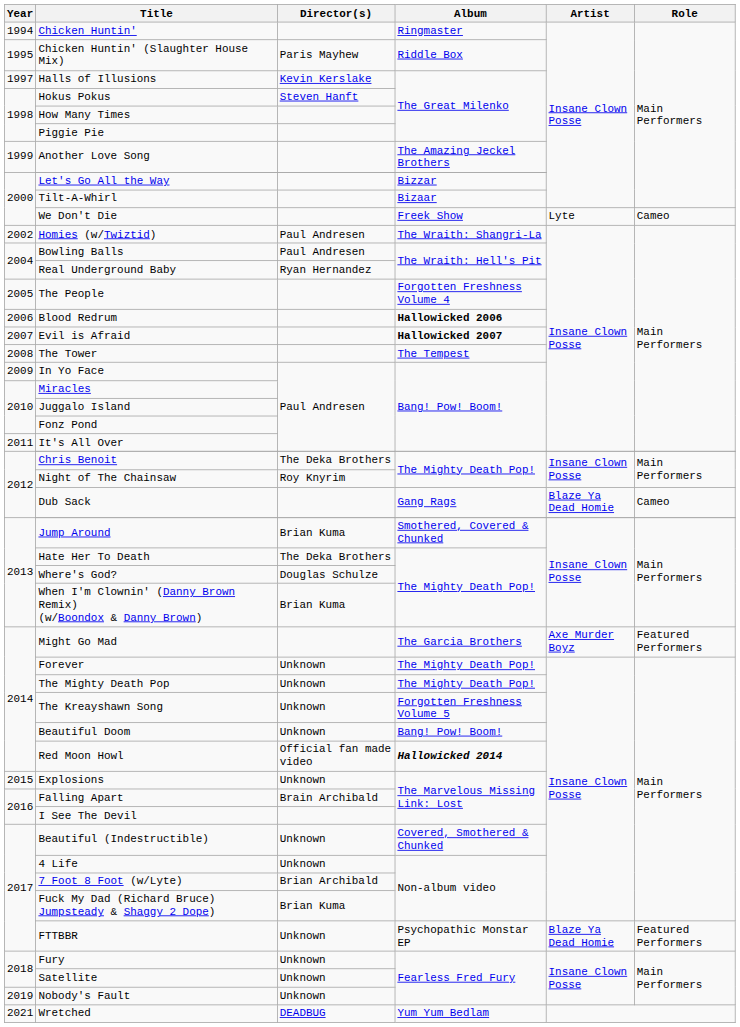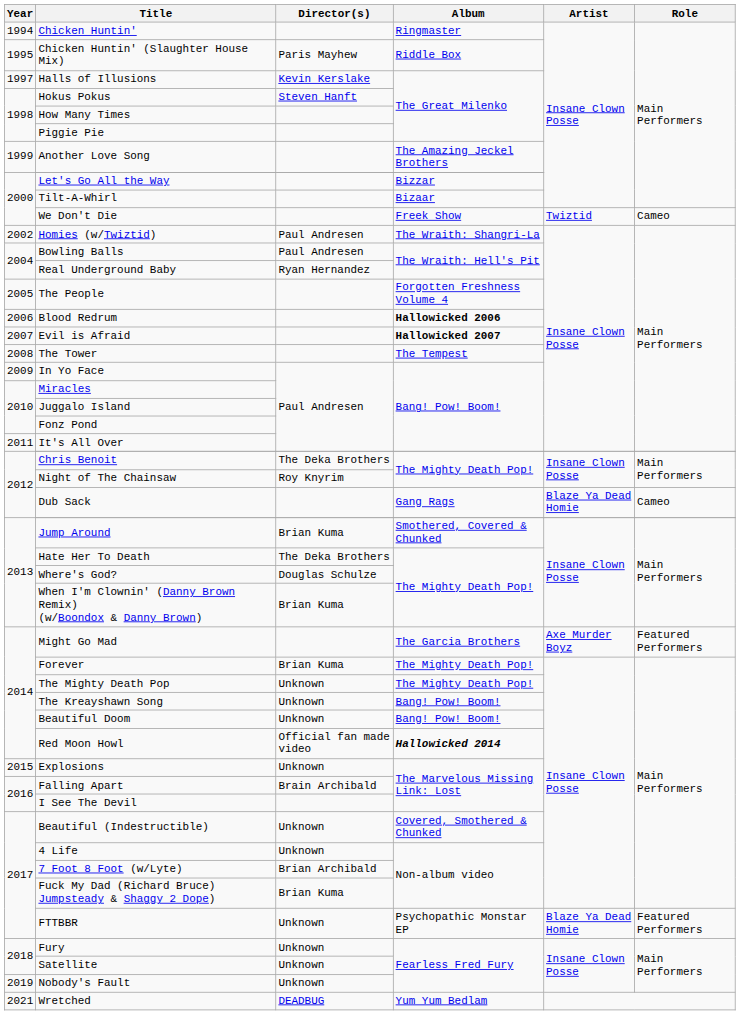(562, 216) Lyte -> (569, 216) Twiztid
(303, 666) Unknown -> (311, 666) Brian Kuma
(460, 708) Forgotten Freshness Volume 5 -> (448, 701) Bang! Pow! Boom!
